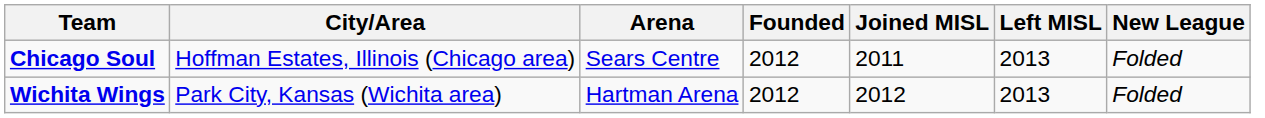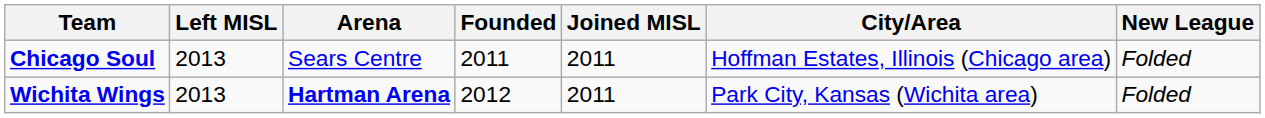columns swapped: (375, 22) <-> (1051, 22)
(774, 58) 2012 -> (485, 58) 2011
(662, 94) normal -> (369, 94) bold
(881, 94) 2012 -> (591, 94) 2011
